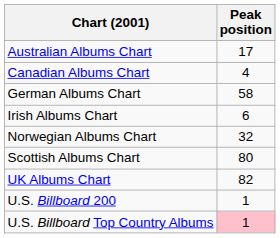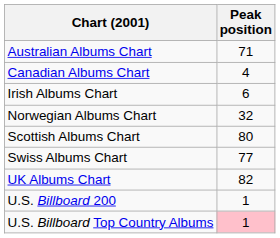(246, 51) 17 -> (246, 51) 71
- row: (74, 94)
+ row: (67, 158)
